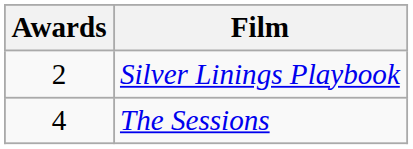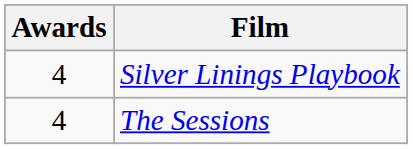(59, 73) 2 -> (59, 73) 4
